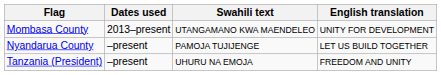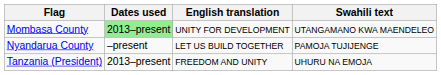columns swapped: (245, 12) <-> (377, 12)
(139, 29) no background -> (139, 29) lightgreen background
(127, 62) –present -> (139, 62) 2013–present
